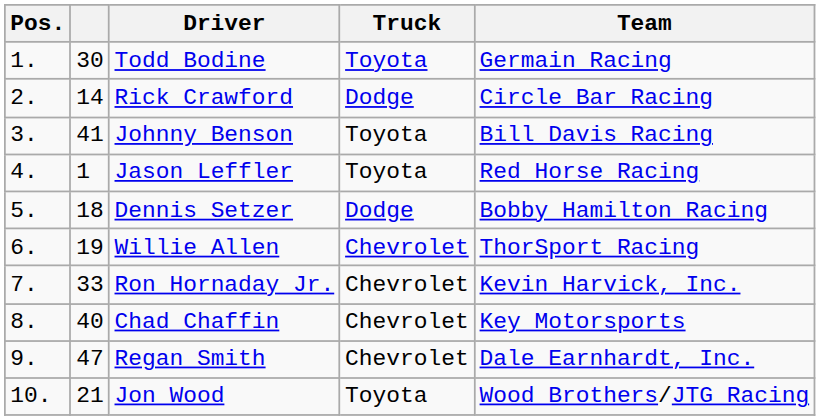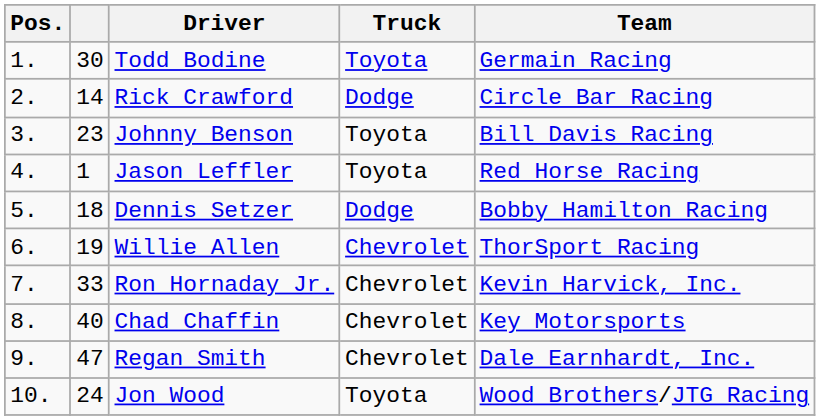(90, 135) 41 -> (90, 135) 23
(90, 396) 21 -> (90, 396) 24
